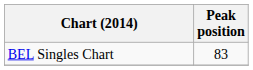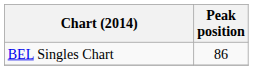(221, 53) 83 -> (221, 53) 86
